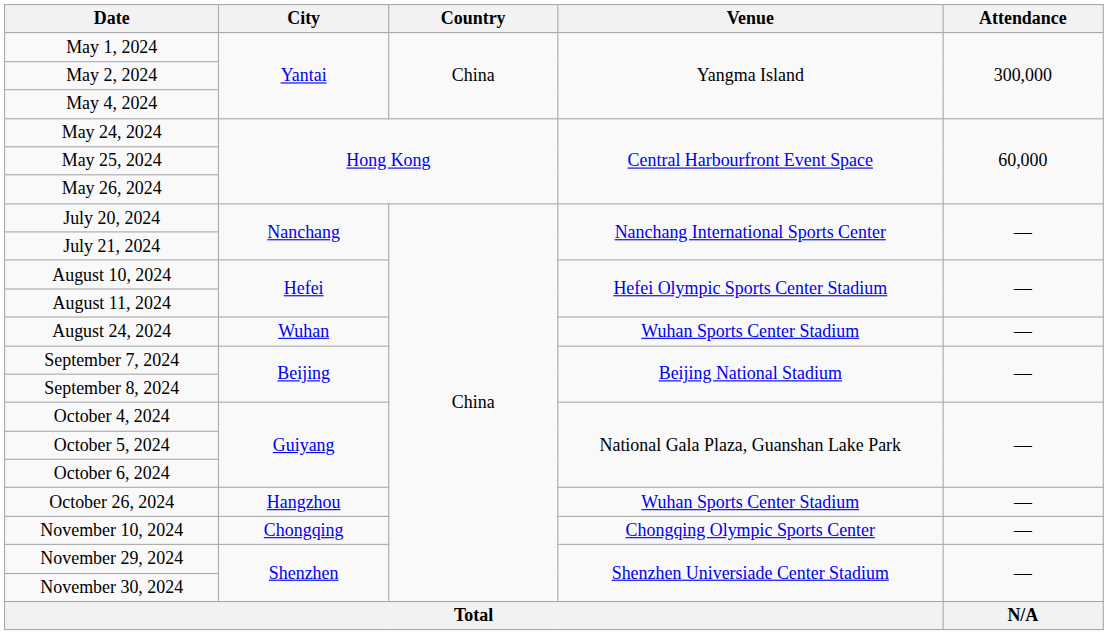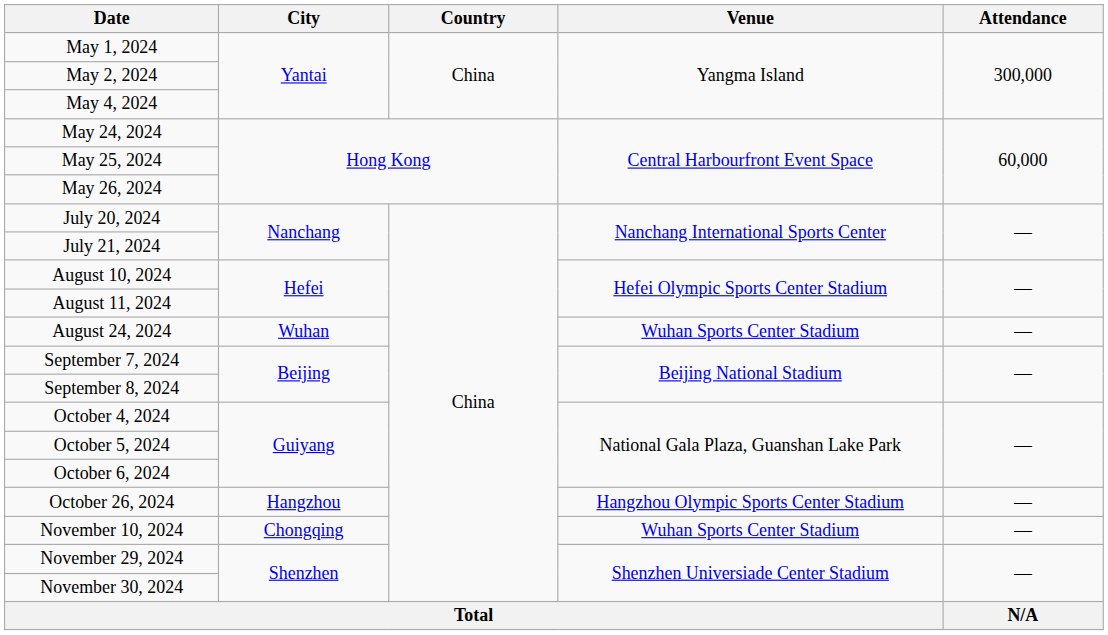(750, 501) Wuhan Sports Center Stadium -> (750, 501) Hangzhou Olympic Sports Center Stadium
(750, 530) Chongqing Olympic Sports Center -> (750, 530) Wuhan Sports Center Stadium
